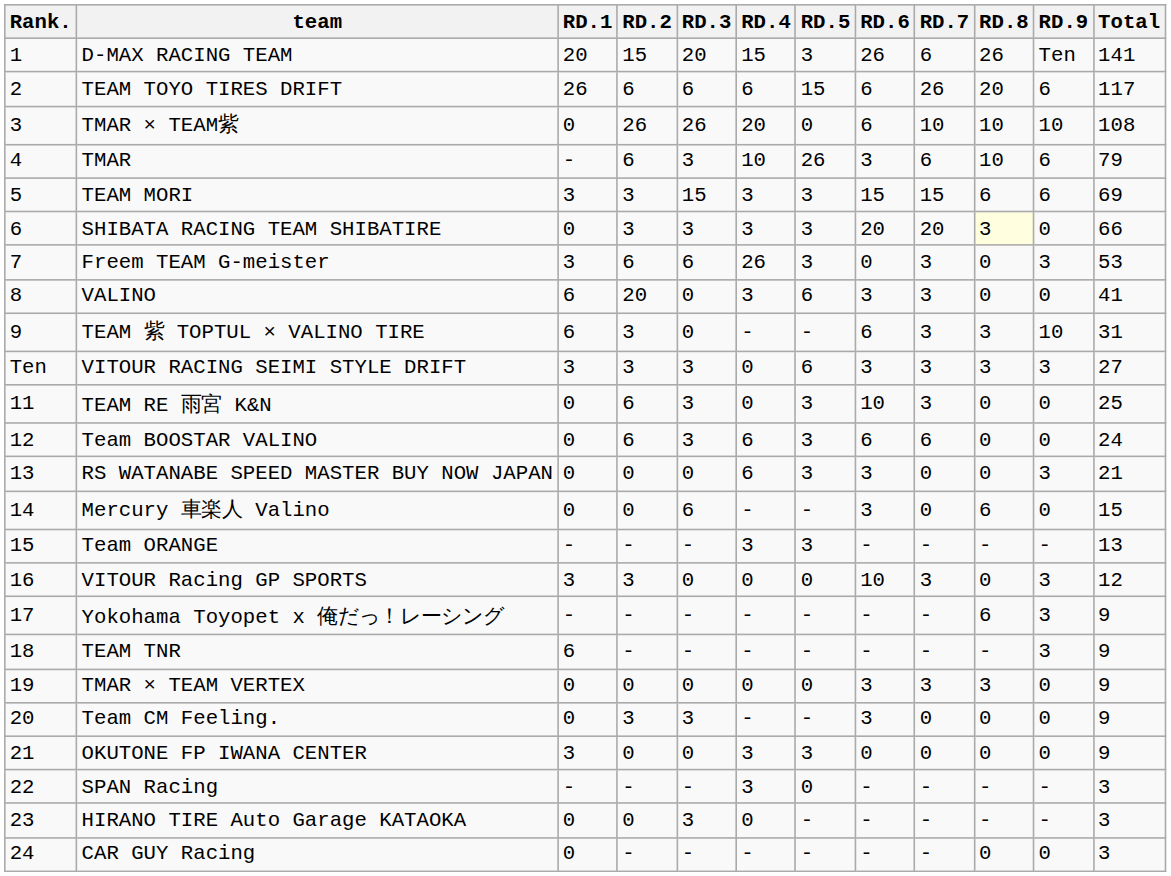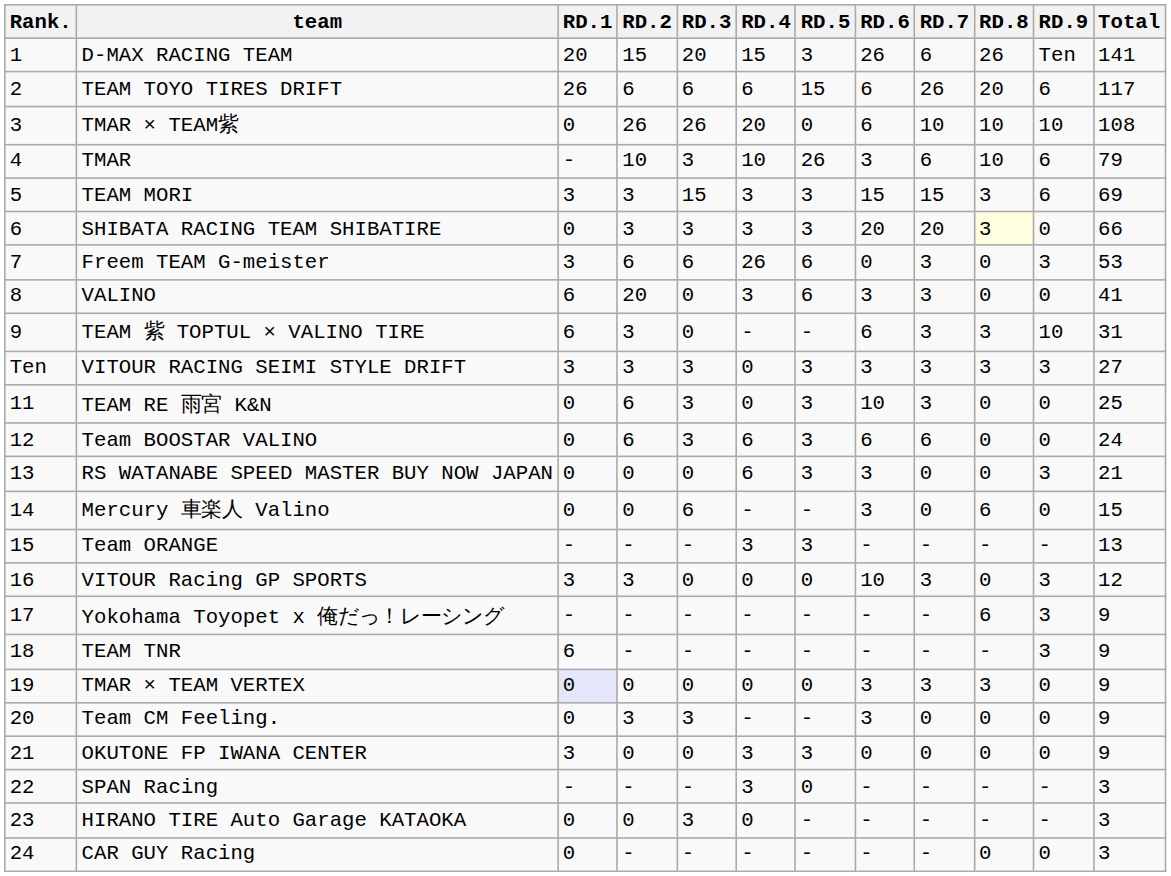(628, 161) 6 -> (635, 161) 10
(985, 195) 6 -> (985, 195) 3
(807, 262) 3 -> (807, 262) 6
(807, 368) 6 -> (807, 368) 3
(569, 686) no background -> (569, 686) lavender background
